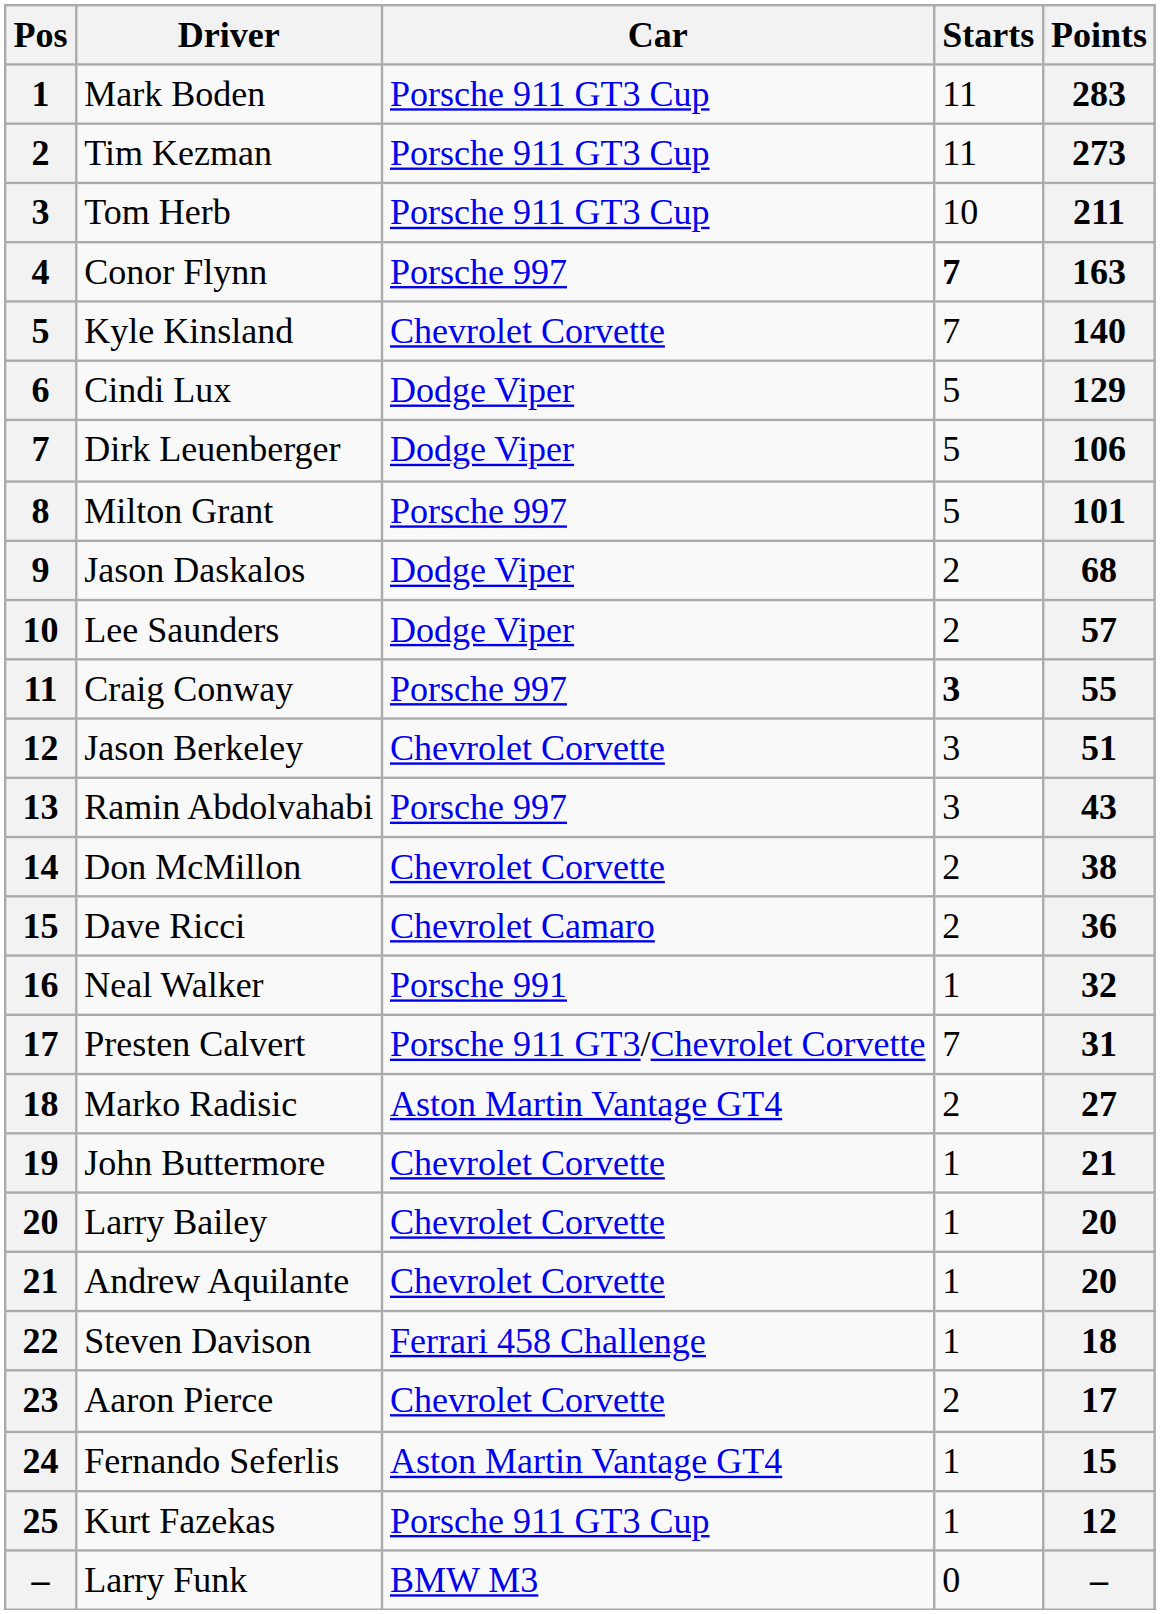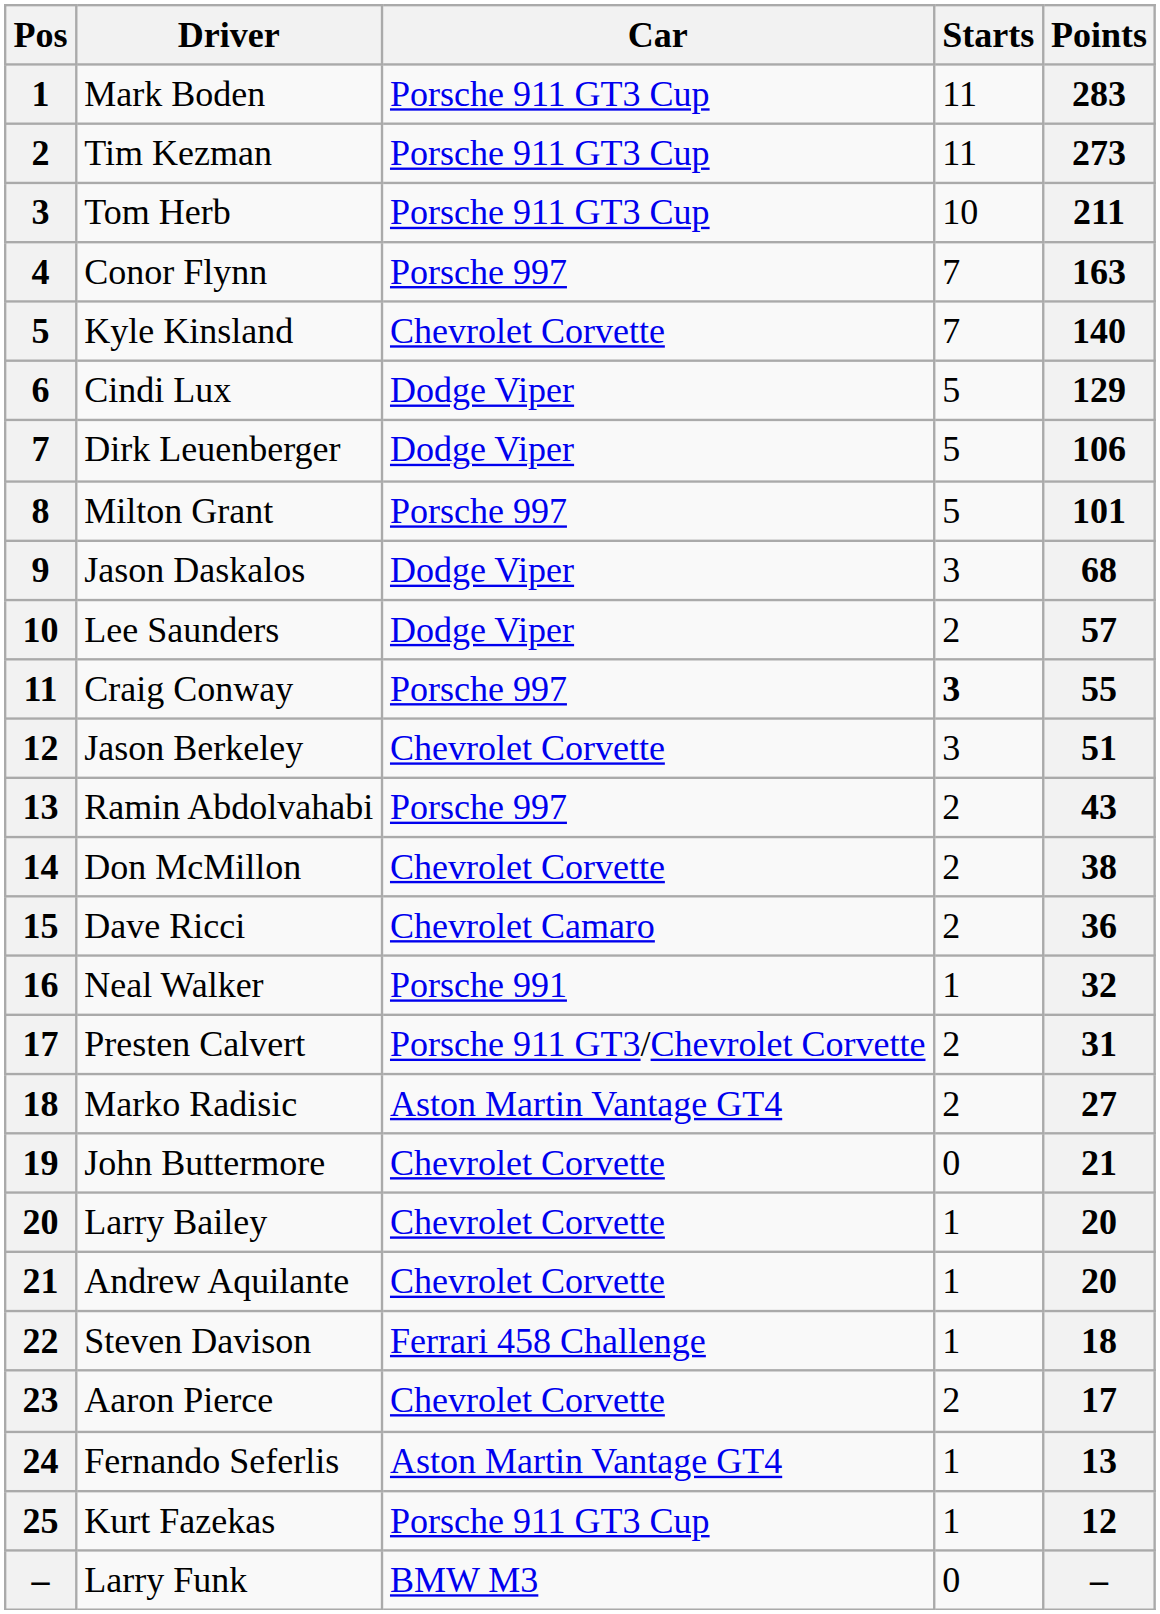(951, 271) bold -> (951, 271) normal
(951, 568) 2 -> (951, 568) 3
(951, 806) 3 -> (951, 806) 2
(951, 1044) 7 -> (951, 1044) 2
(951, 1162) 1 -> (951, 1162) 0
(1099, 1459) 15 -> (1099, 1459) 13
